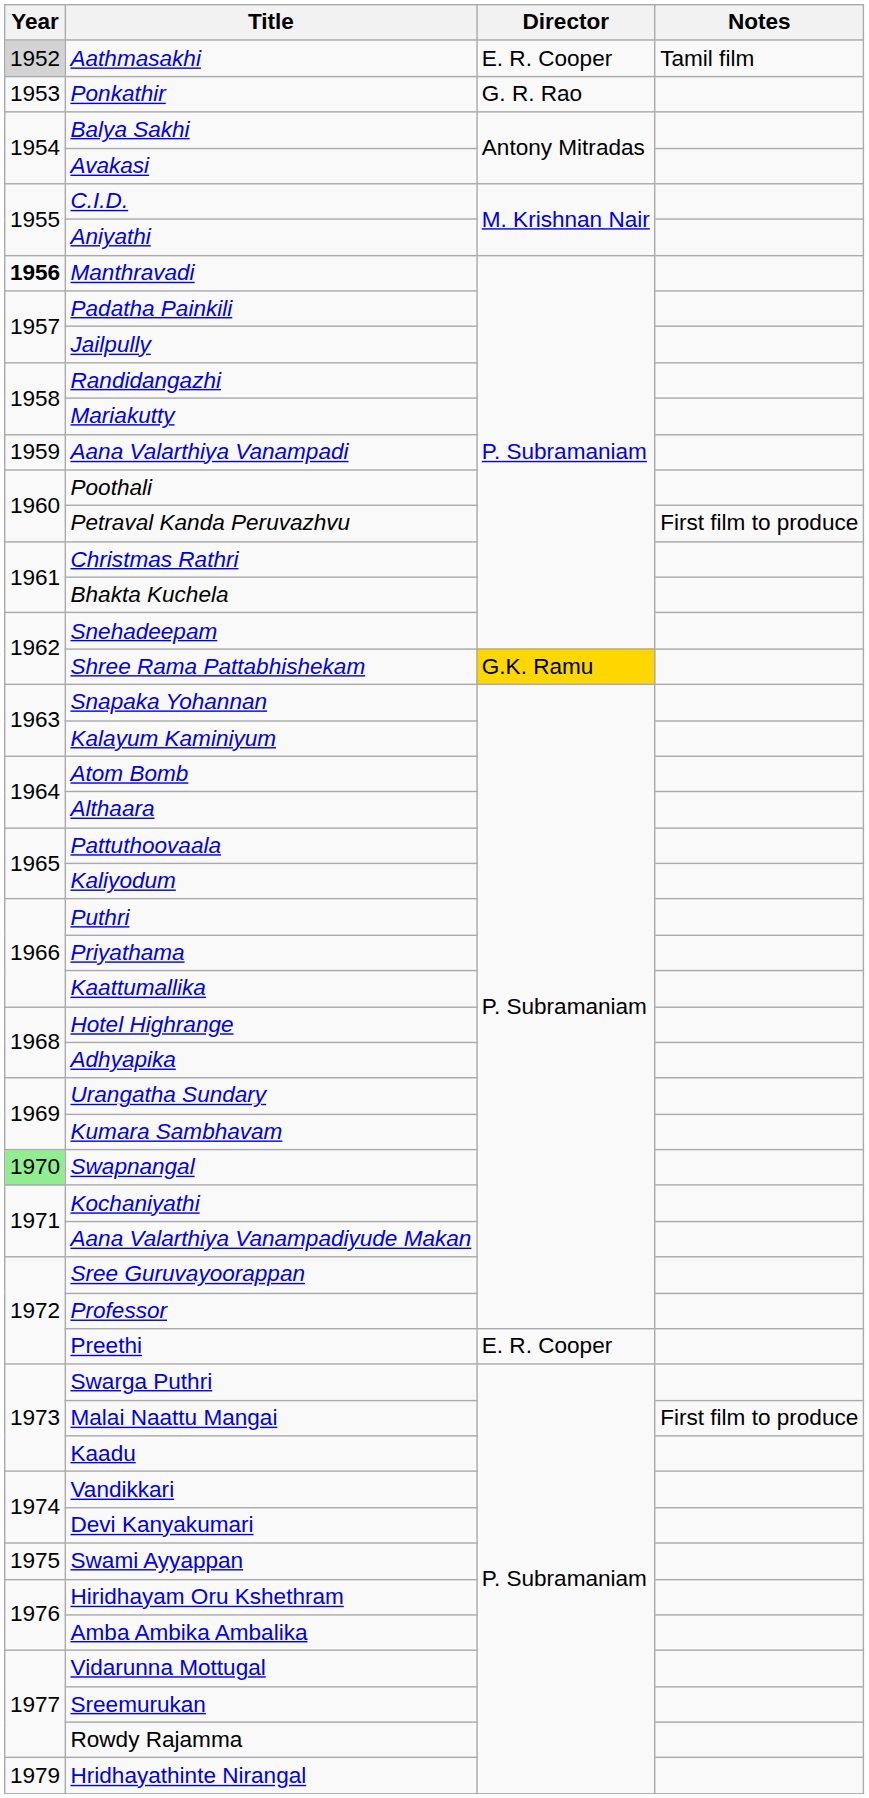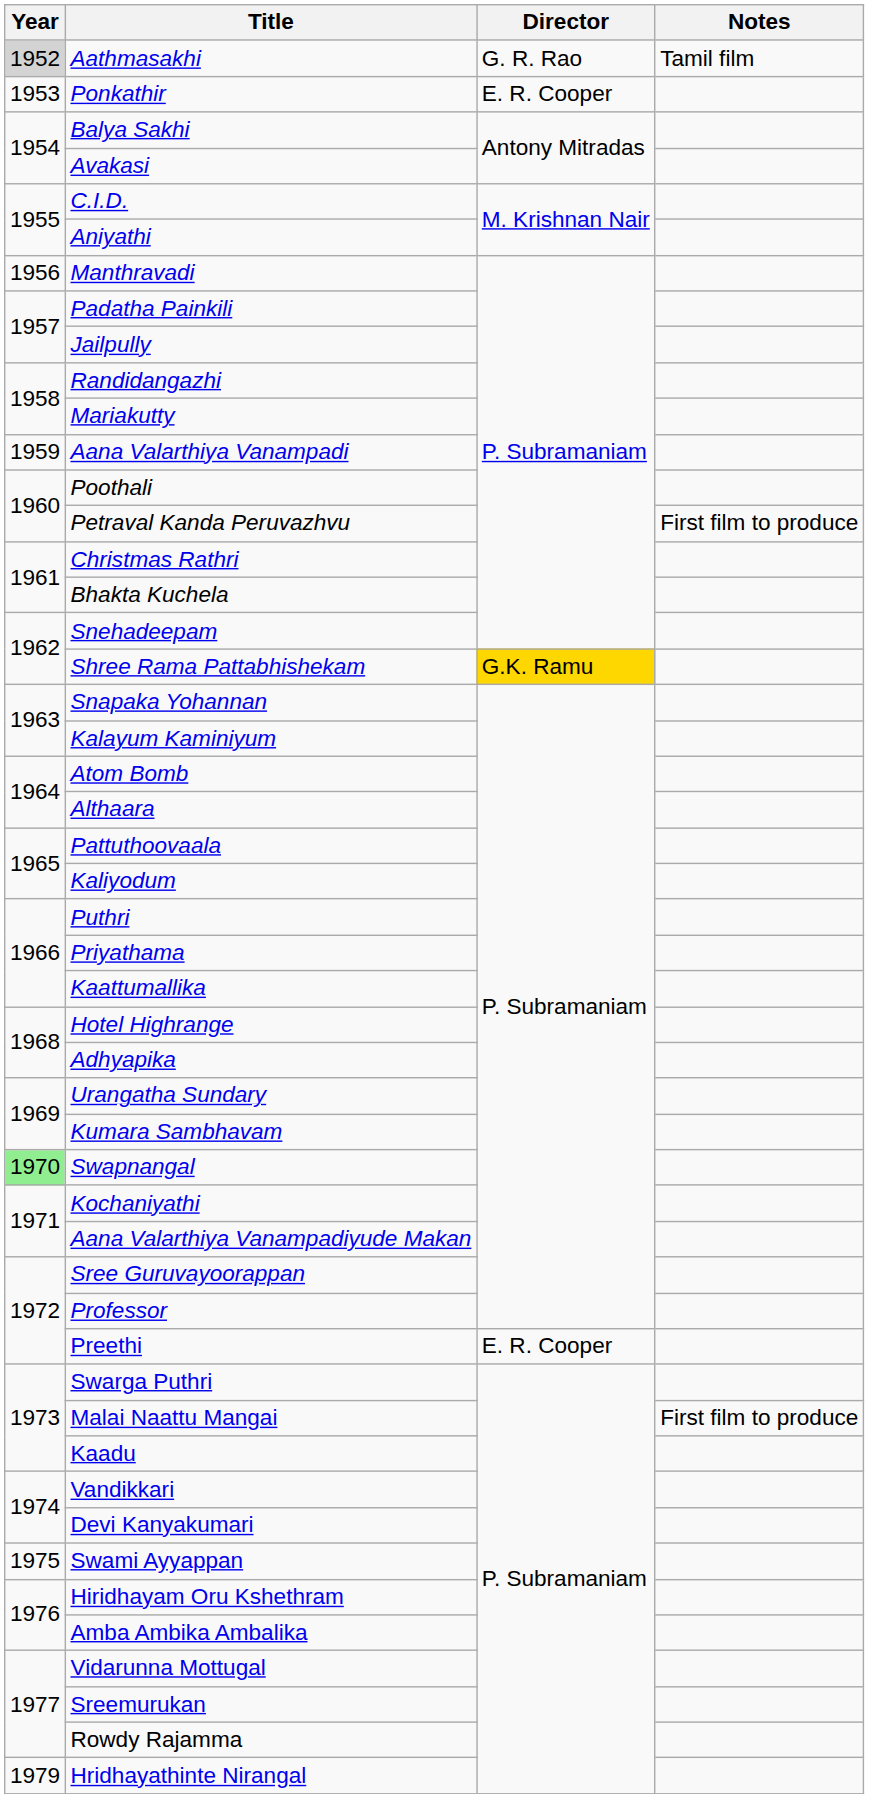(547, 58) E. R. Cooper -> (532, 58) G. R. Rao
(532, 93) G. R. Rao -> (547, 93) E. R. Cooper
(35, 272) bold -> (35, 272) normal
